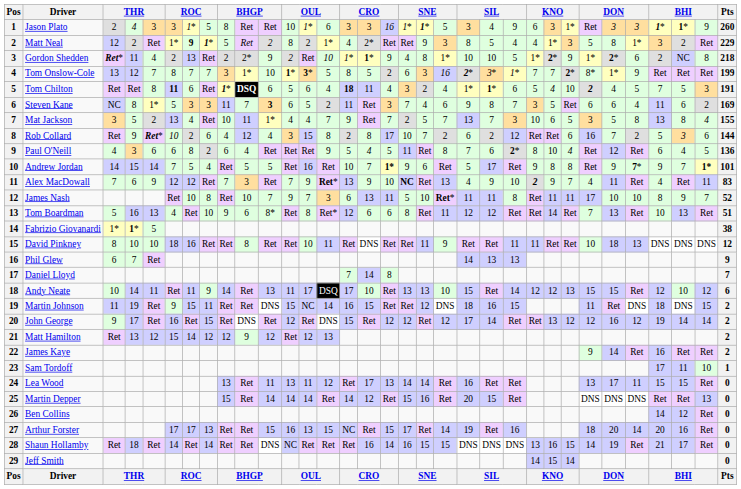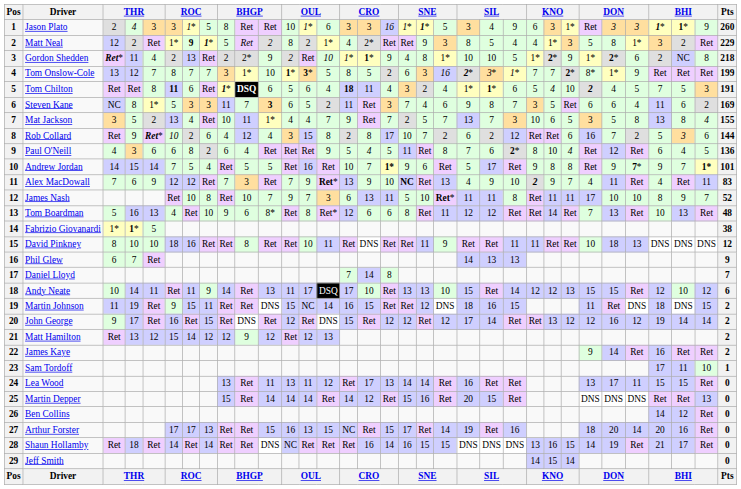(727, 213) 51 -> (727, 213) 48
